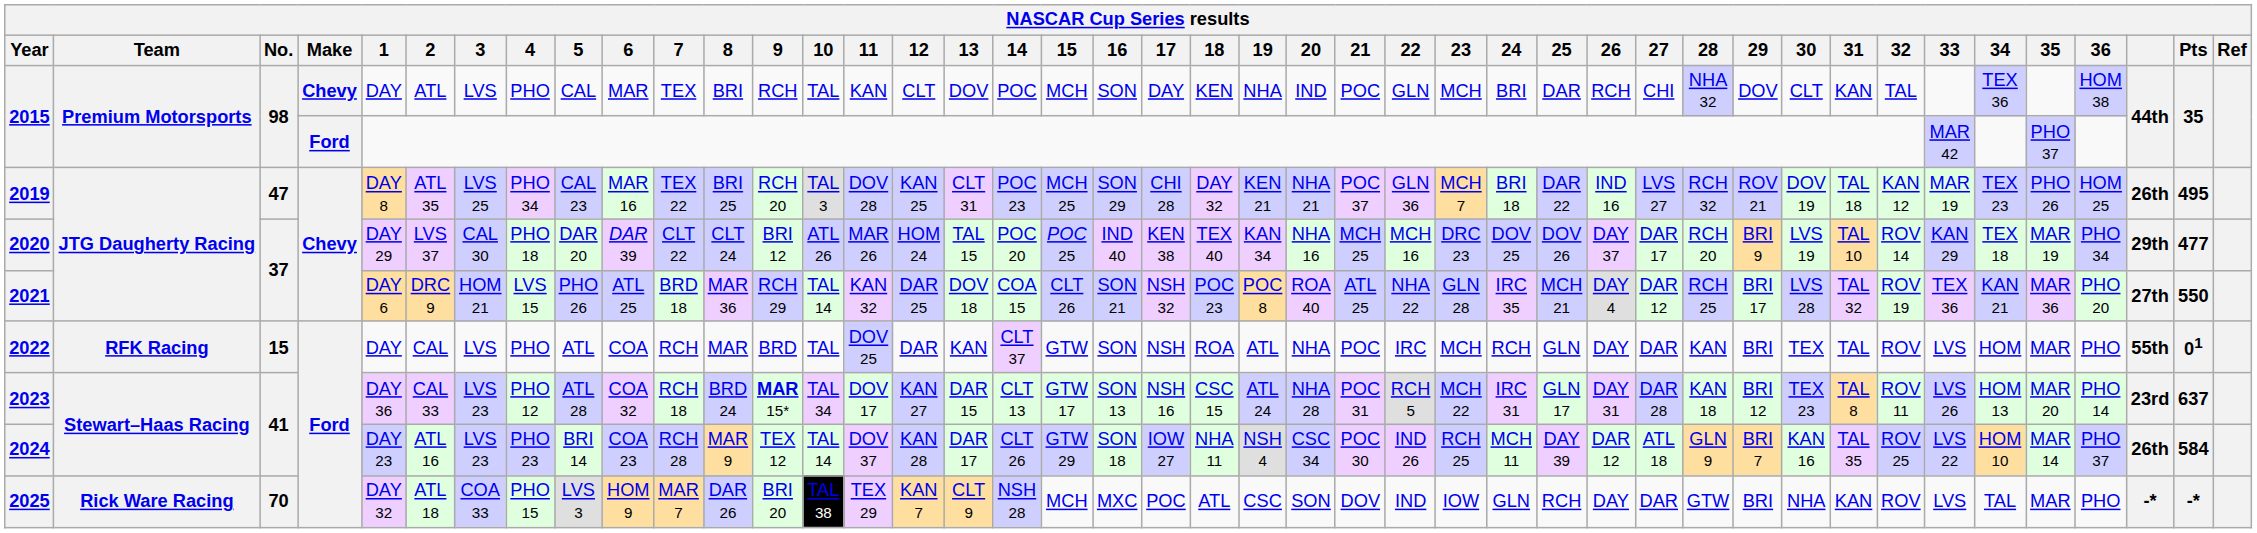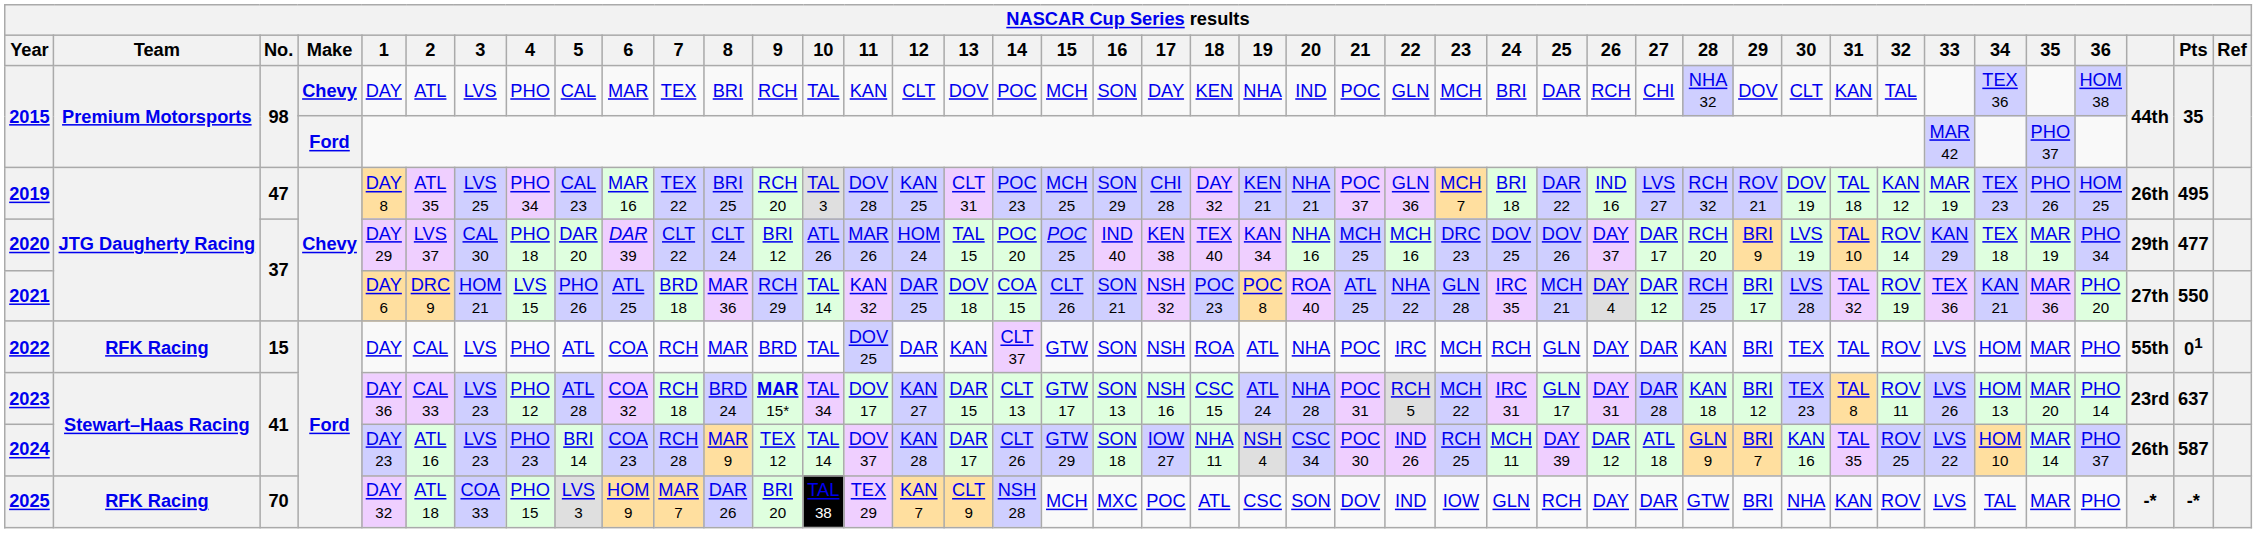(2193, 450) 584 -> (2193, 450) 587
(157, 501) Rick Ware Racing -> (157, 501) RFK Racing
